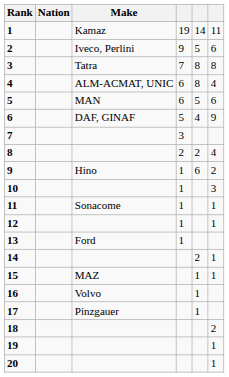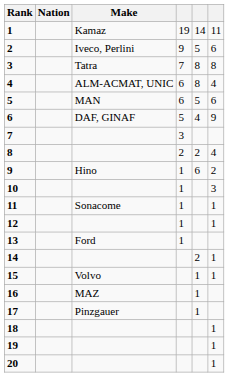(87, 275) MAZ -> (88, 275) Volvo
(88, 293) Volvo -> (87, 293) MAZ
(213, 328) 2 -> (213, 328) 1
